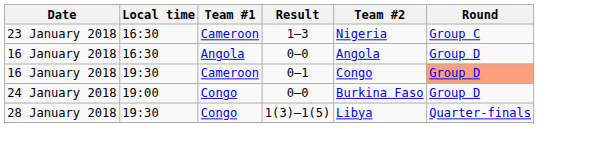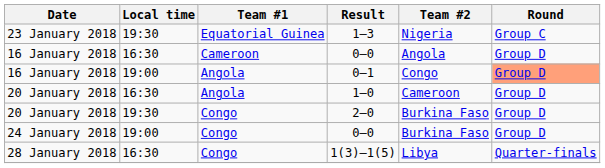(140, 34) 16:30 -> (140, 34) 19:30
(230, 34) Cameroon -> (263, 34) Equatorial Guinea
(223, 54) Angola -> (230, 54) Cameroon
(140, 73) 19:30 -> (140, 73) 19:00
(230, 73) Cameroon -> (223, 73) Angola
+ row: (62, 93)
+ row: (62, 113)
(140, 113) 19:30 -> (140, 152) 16:30
